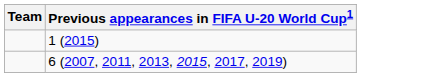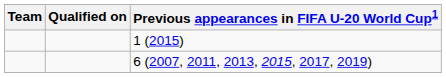+ column: (88, 17)
